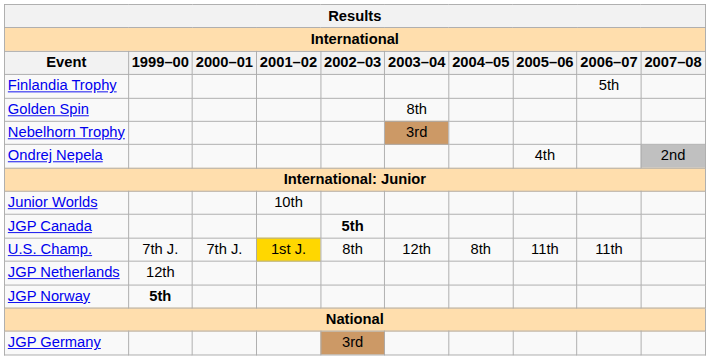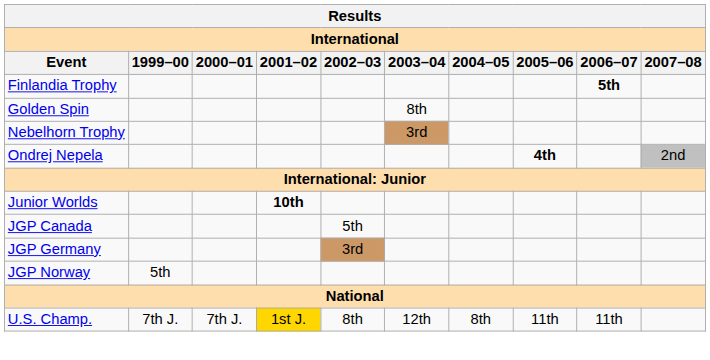(609, 86) normal -> (609, 86) bold
(545, 156) normal -> (545, 156) bold
(289, 202) normal -> (288, 202) bold
(353, 226) bold -> (353, 226) normal
rows swapped: (54, 343) <-> (50, 249)
- row: (64, 272)
(160, 296) bold -> (160, 272) normal
